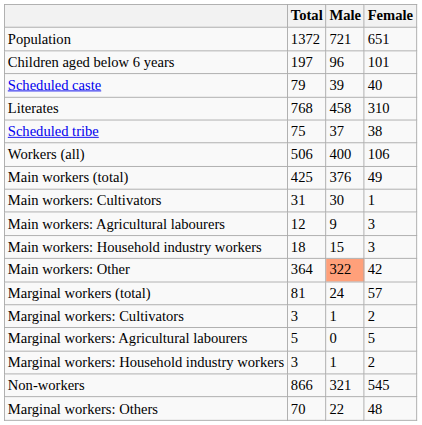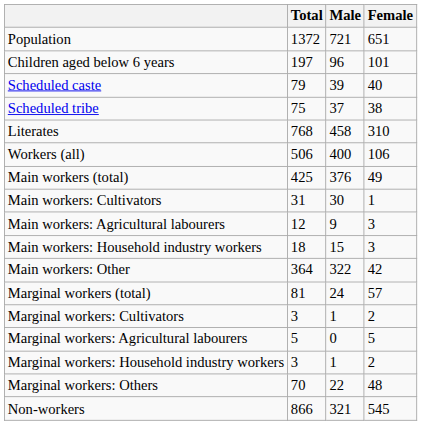rows swapped: (53, 131) <-> (33, 108)
(340, 270) lightsalmon background -> (340, 270) no background
rows swapped: (83, 408) <-> (46, 385)
